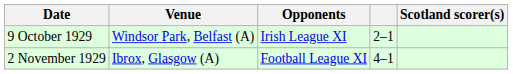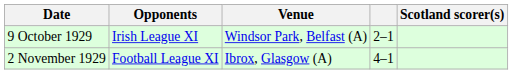columns swapped: (183, 15) <-> (314, 15)
